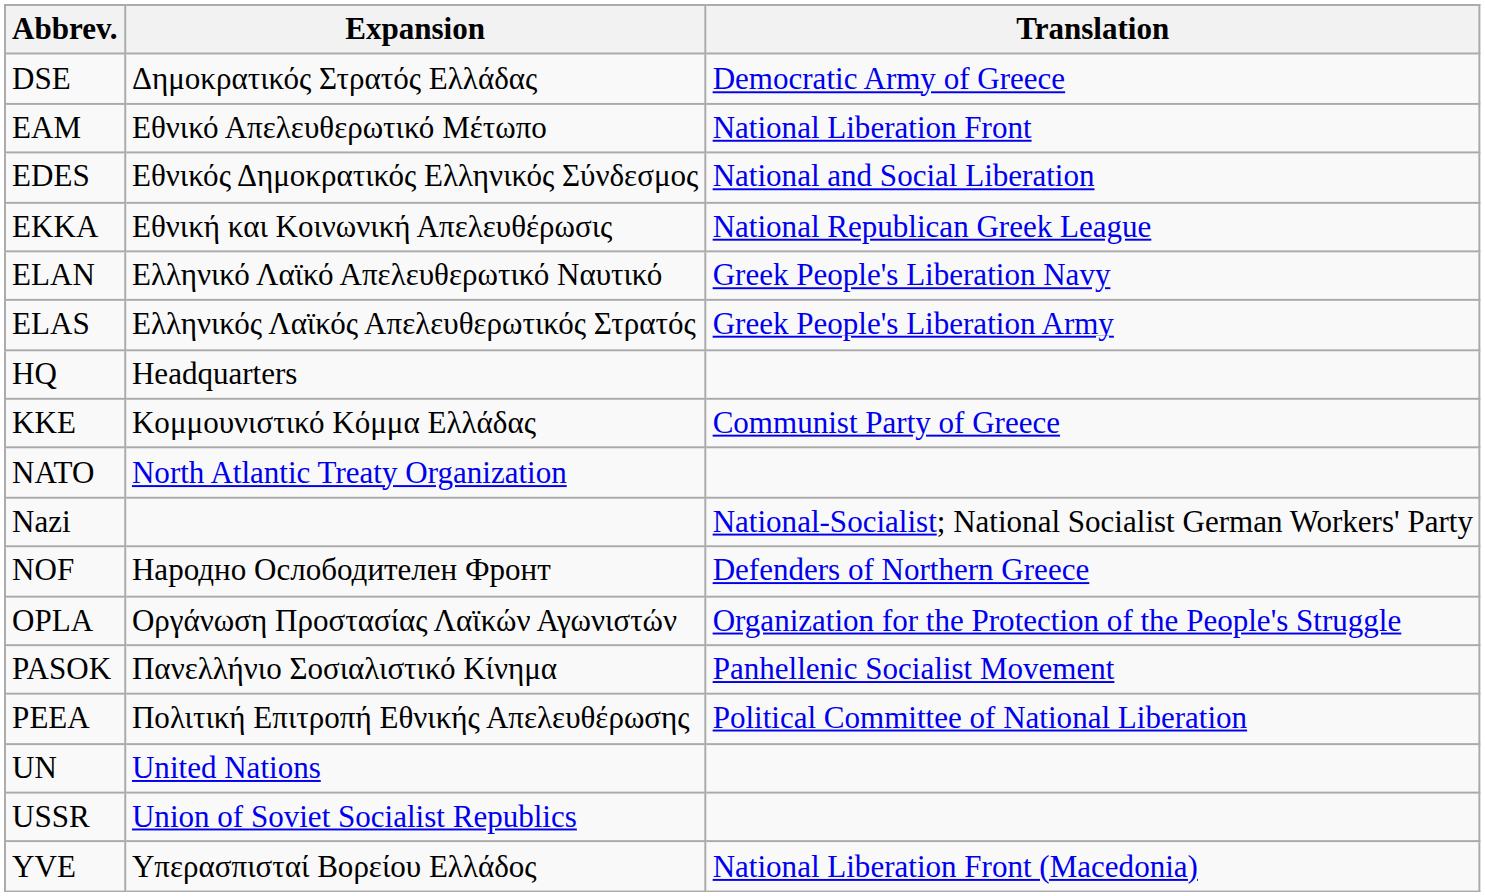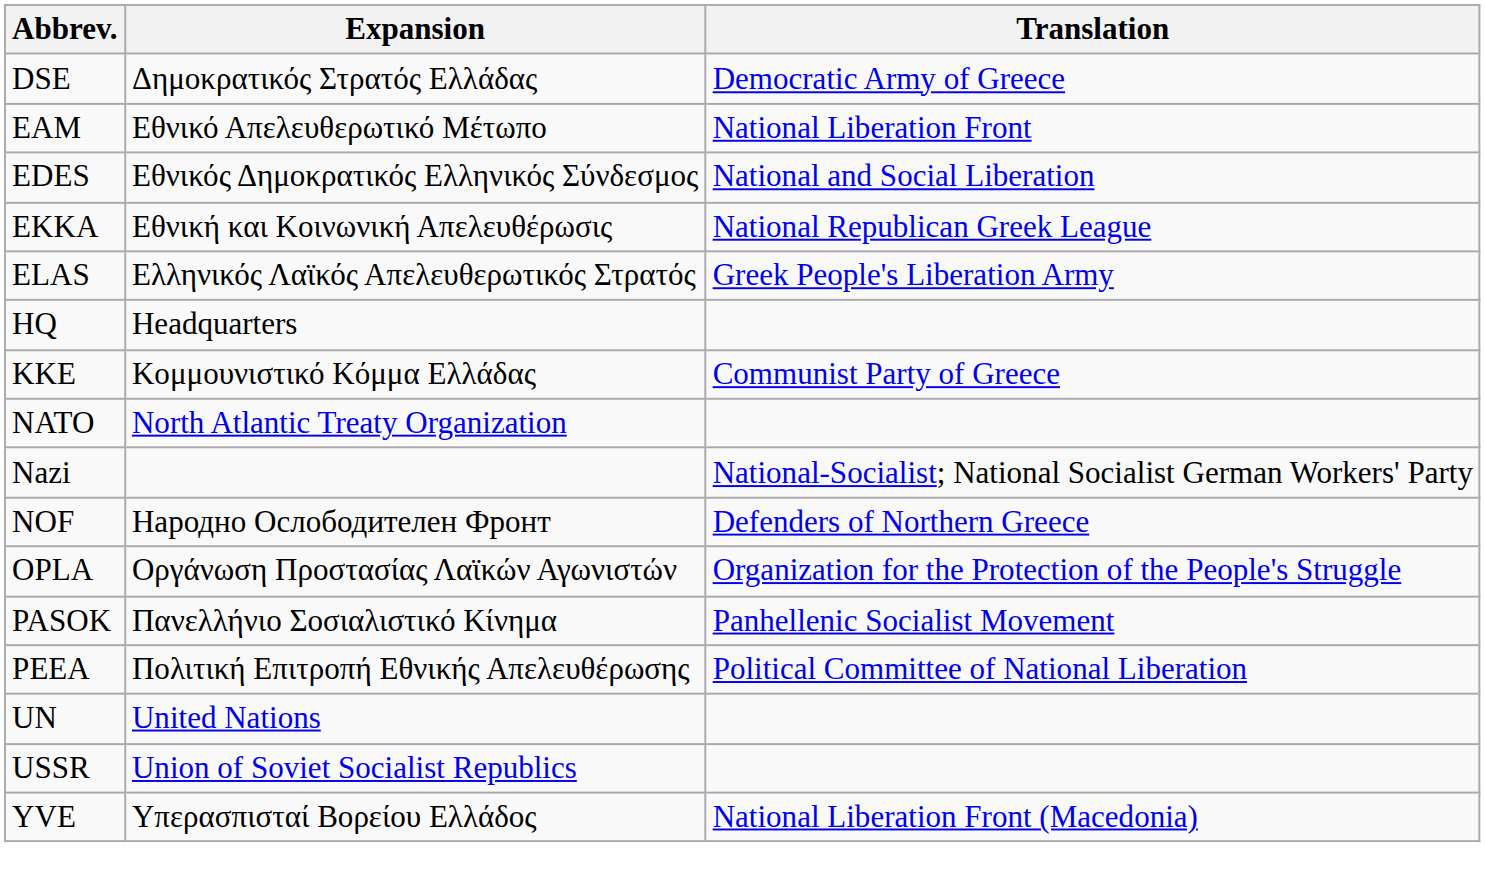- row: (54, 275)
